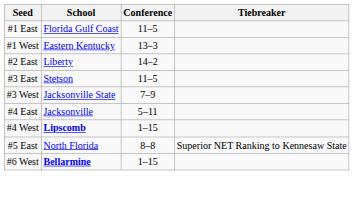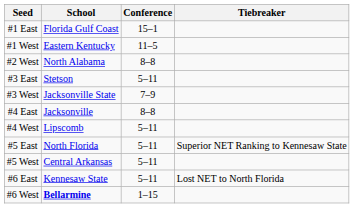(148, 29) 11–5 -> (148, 29) 15–1
(148, 46) 13–3 -> (148, 46) 11–5
- row: (23, 62)
+ row: (23, 62)
(148, 79) 11–5 -> (148, 79) 5–11
(148, 112) 5–11 -> (148, 112) 8–8
(65, 128) bold -> (64, 128) normal
(148, 128) 1–15 -> (148, 128) 5–11
(148, 145) 8–8 -> (148, 145) 5–11
+ row: (23, 161)
+ row: (23, 178)
